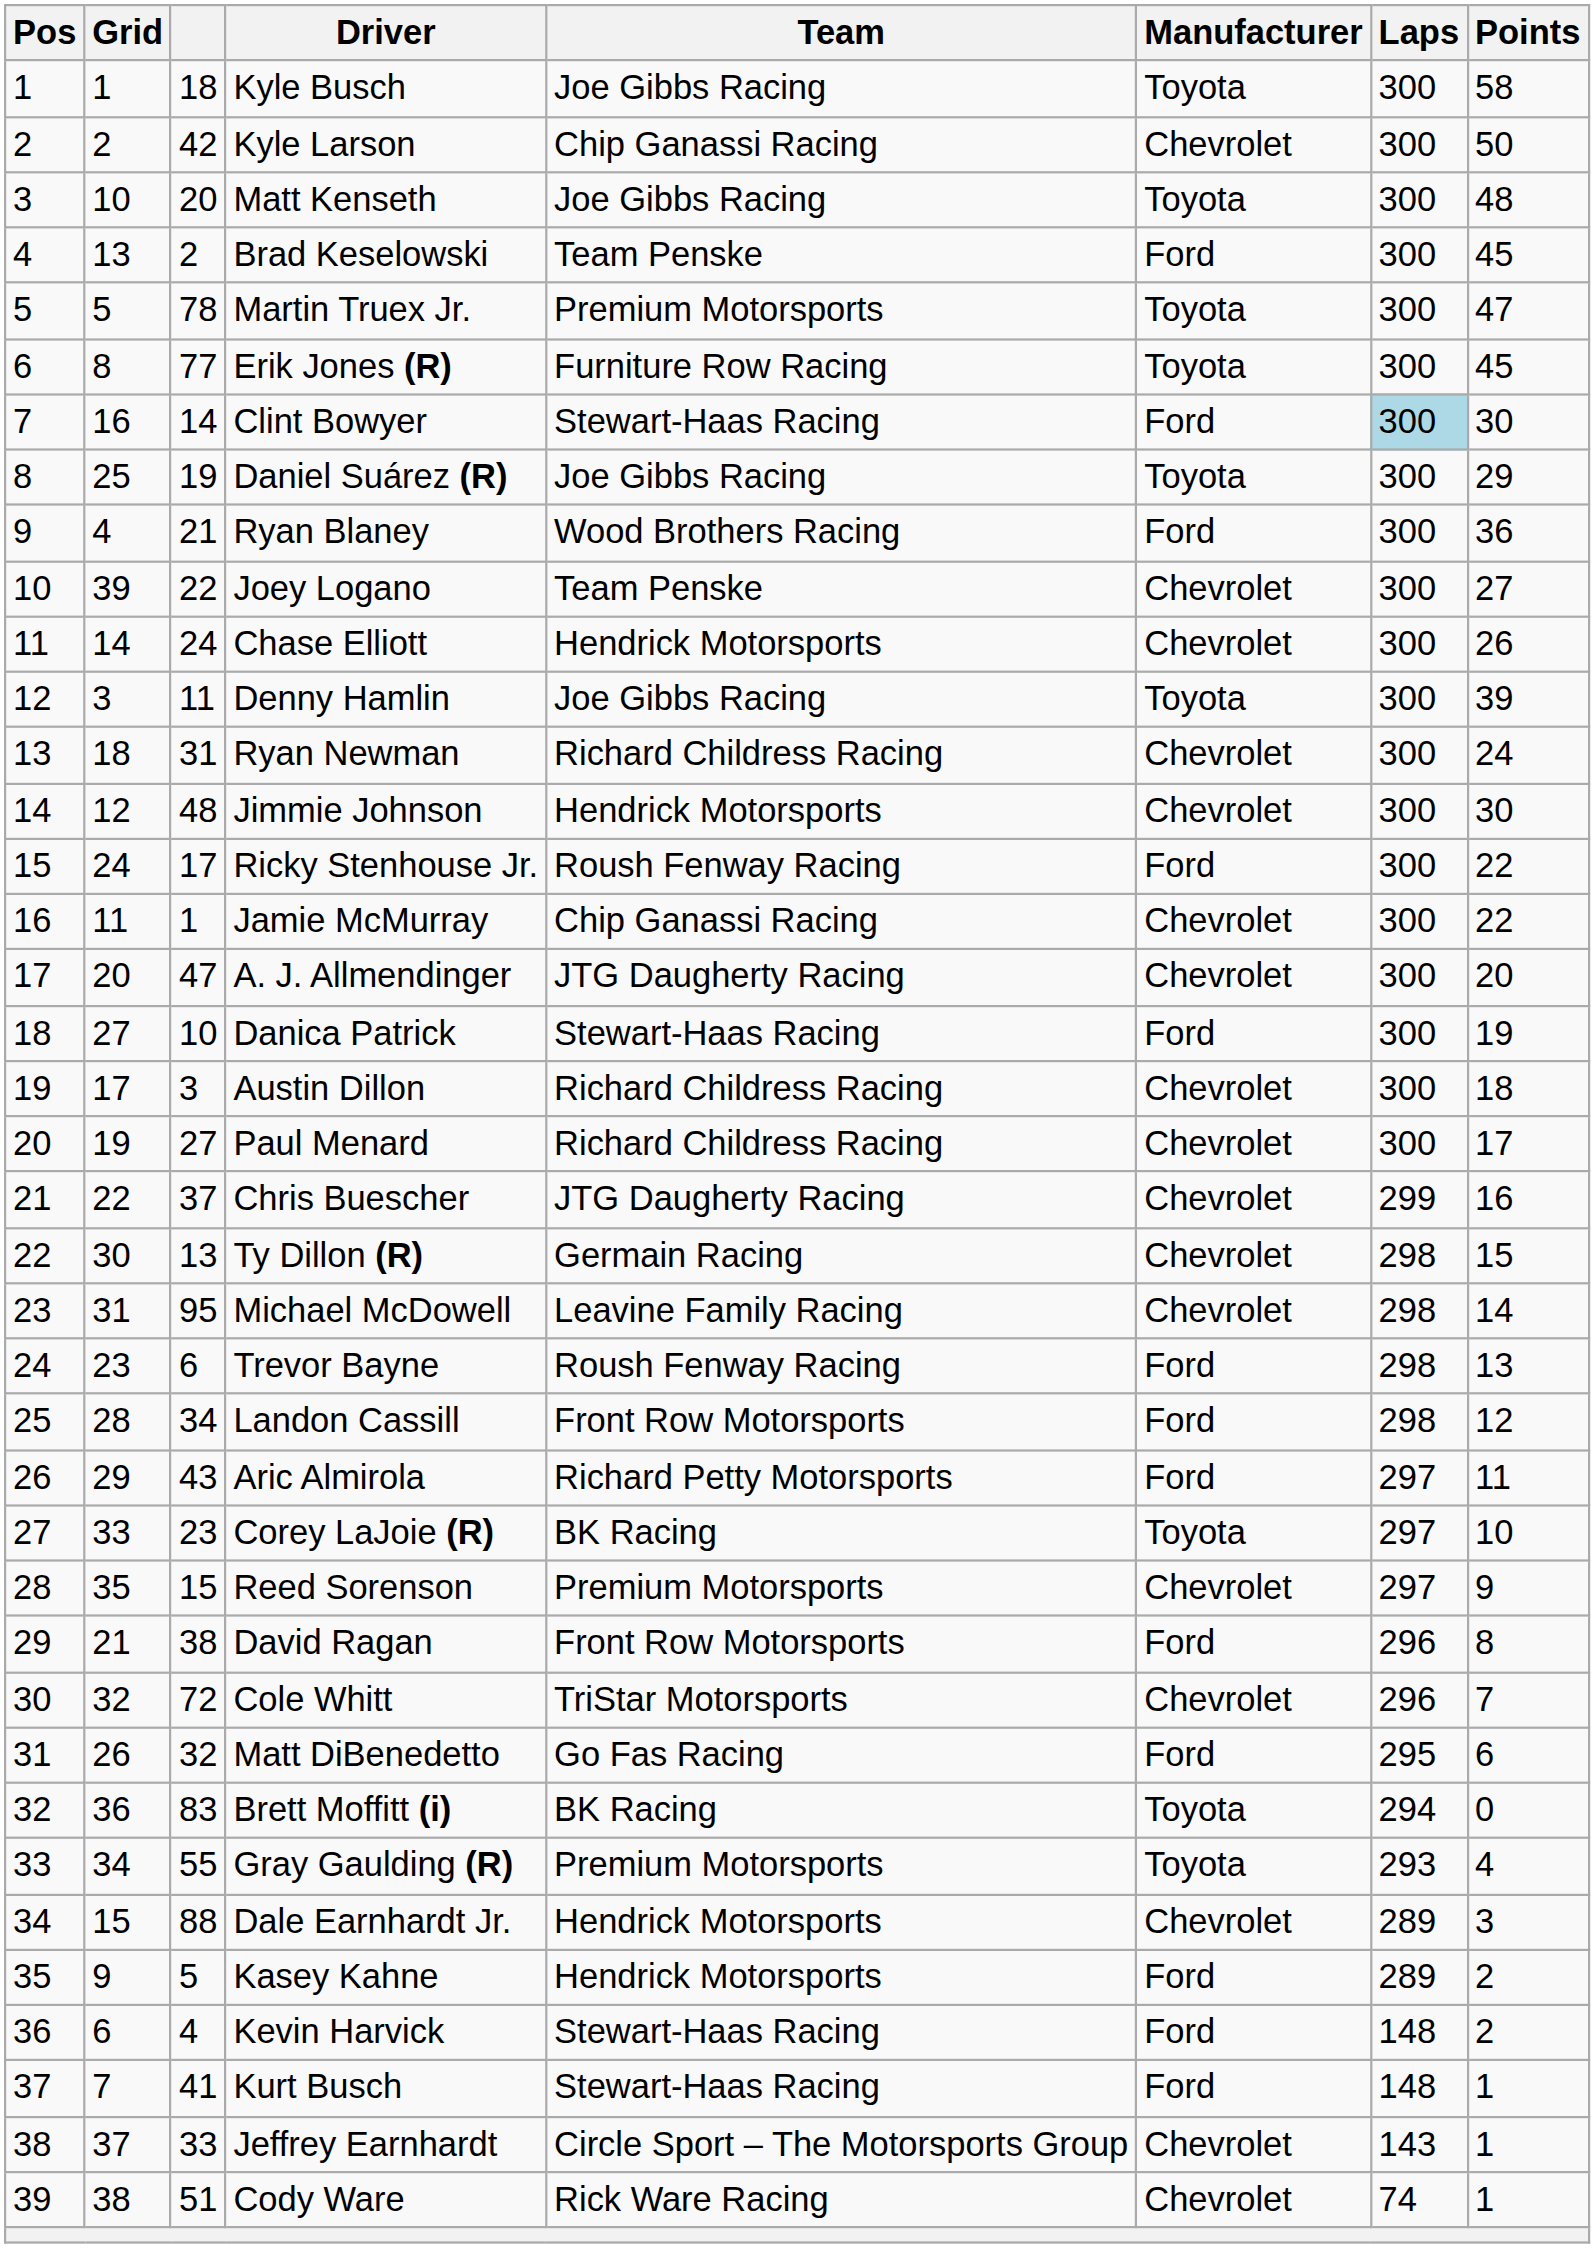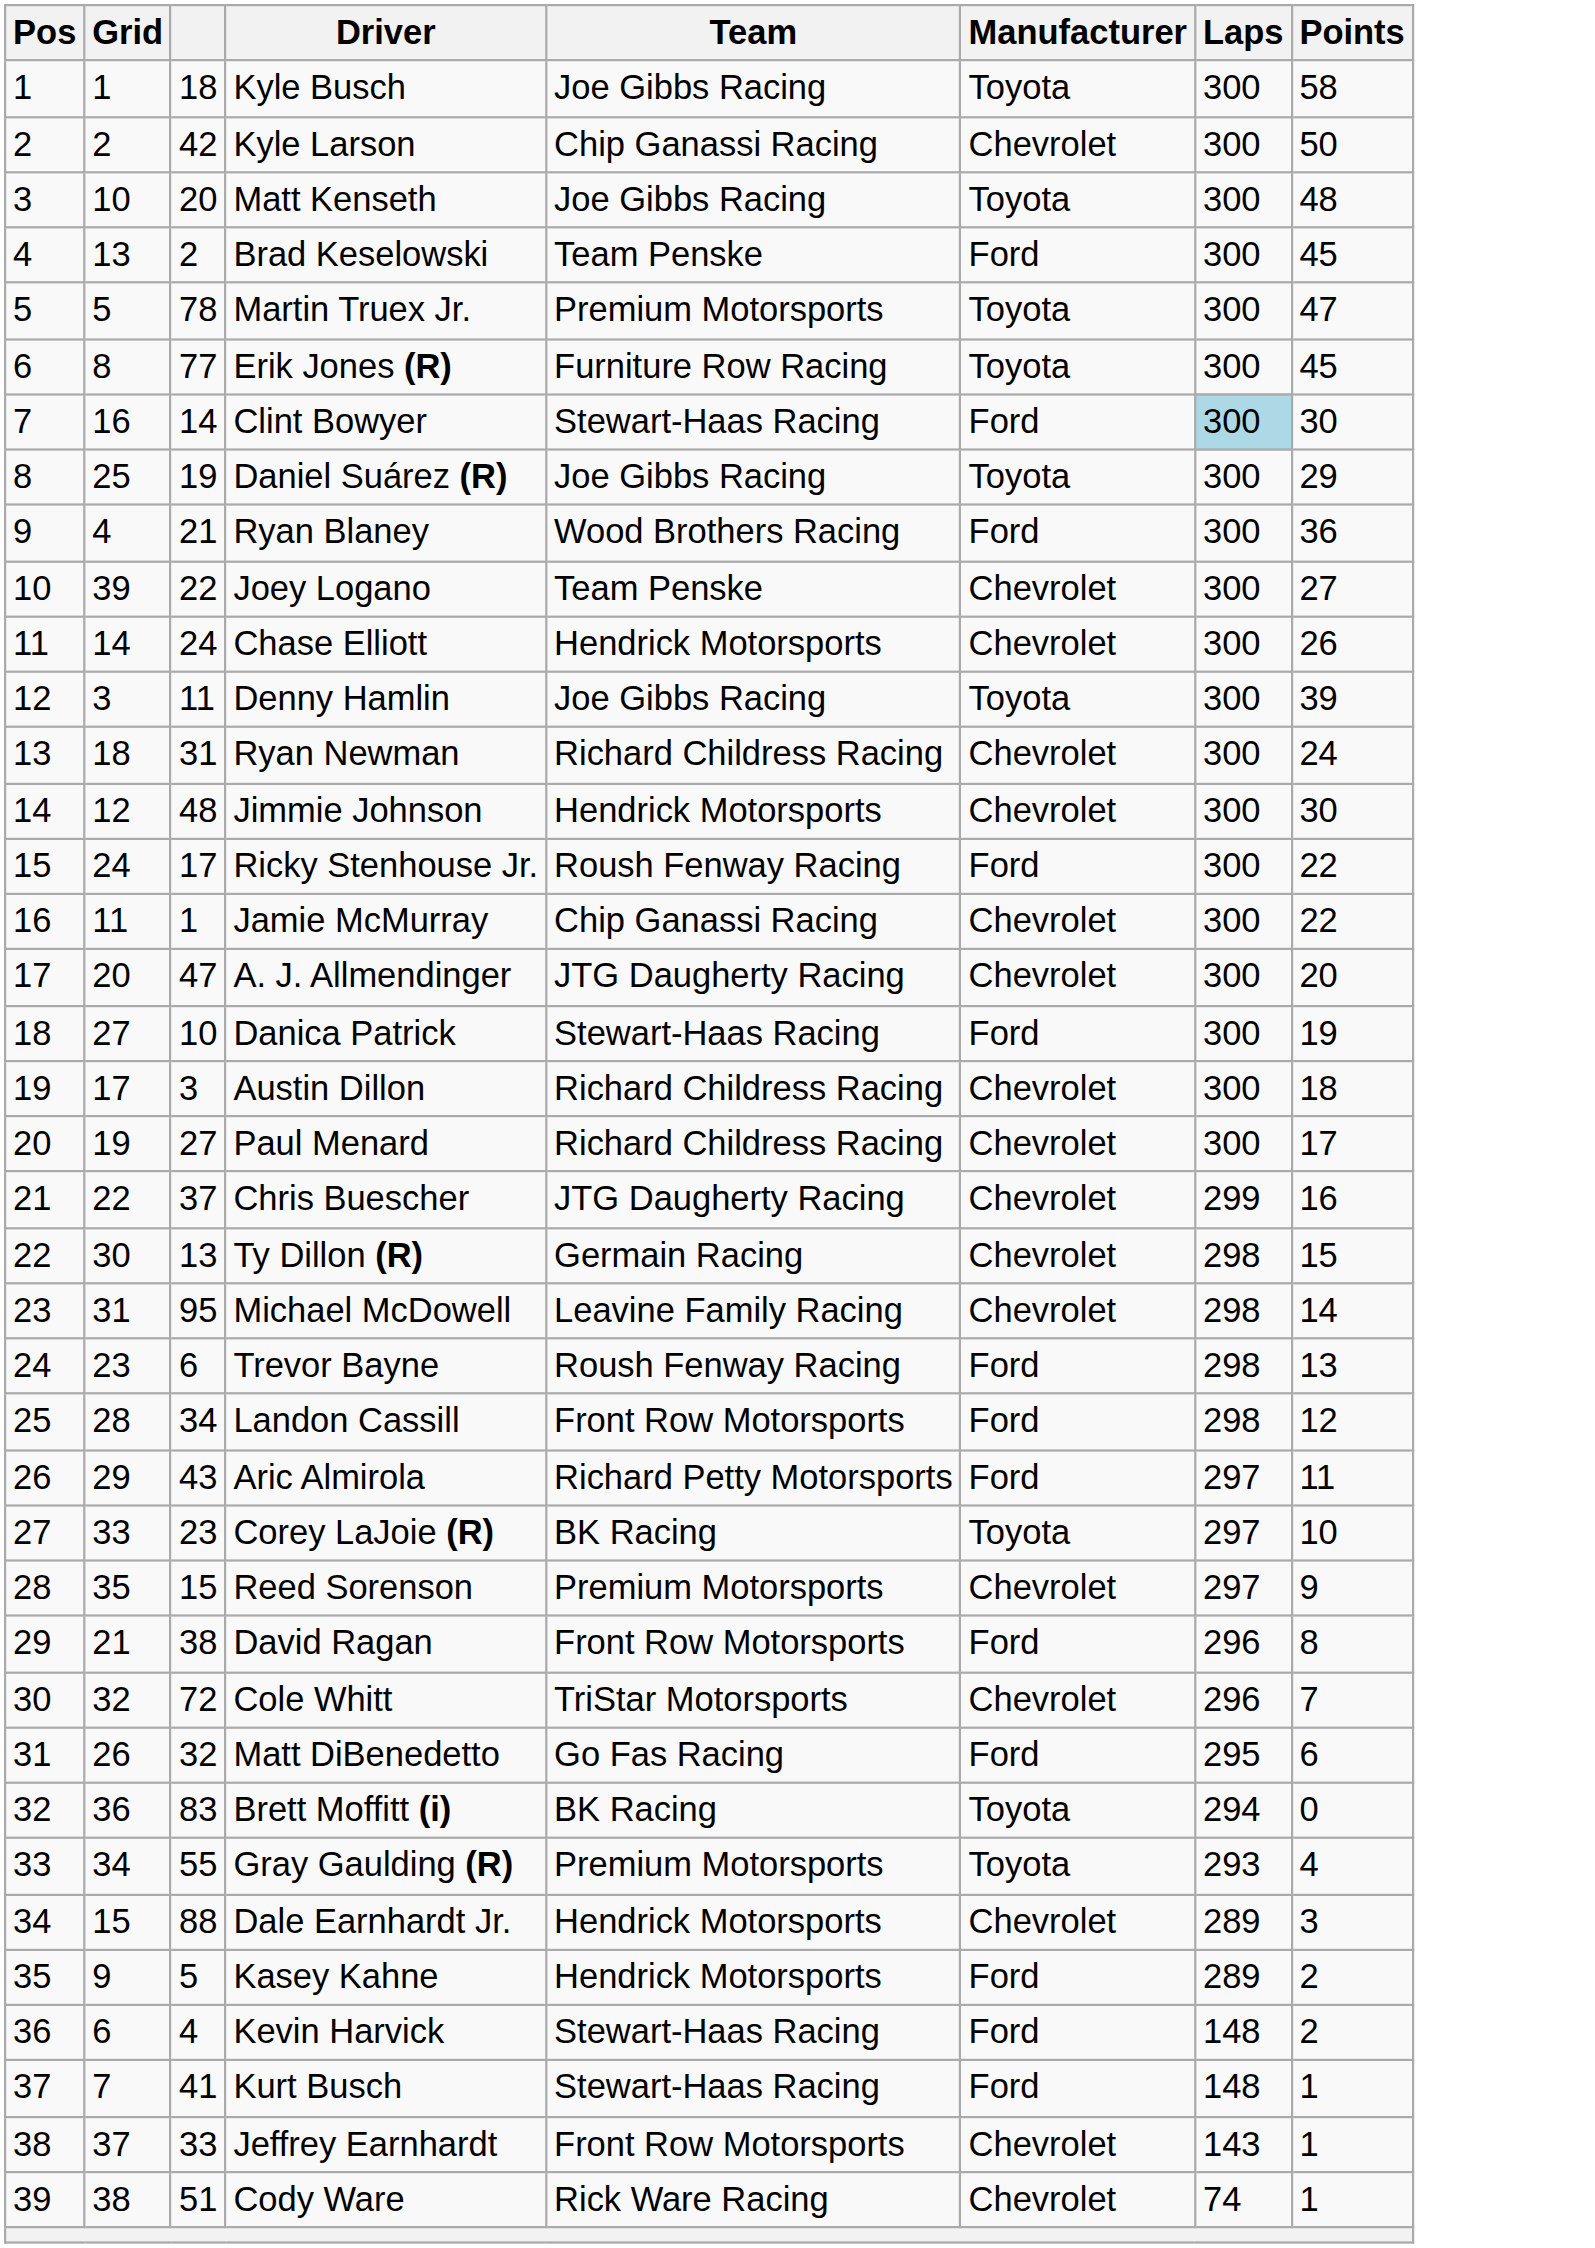(841, 2142) Circle Sport – The Motorsports Group -> (729, 2142) Front Row Motorsports
